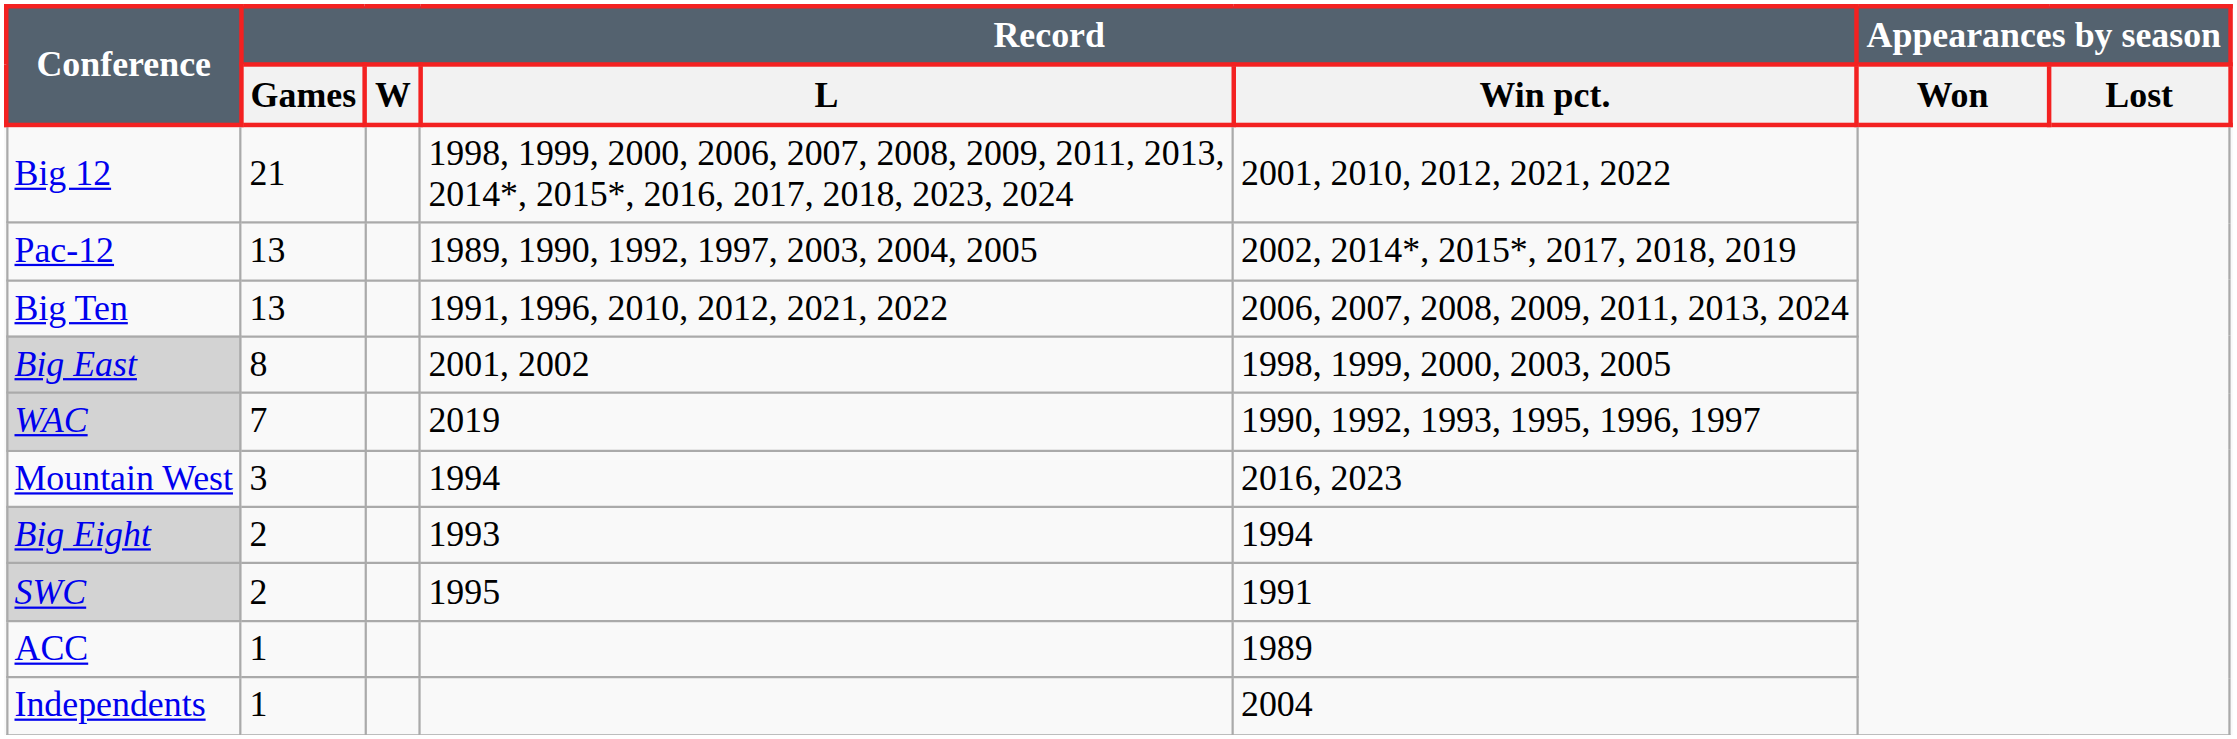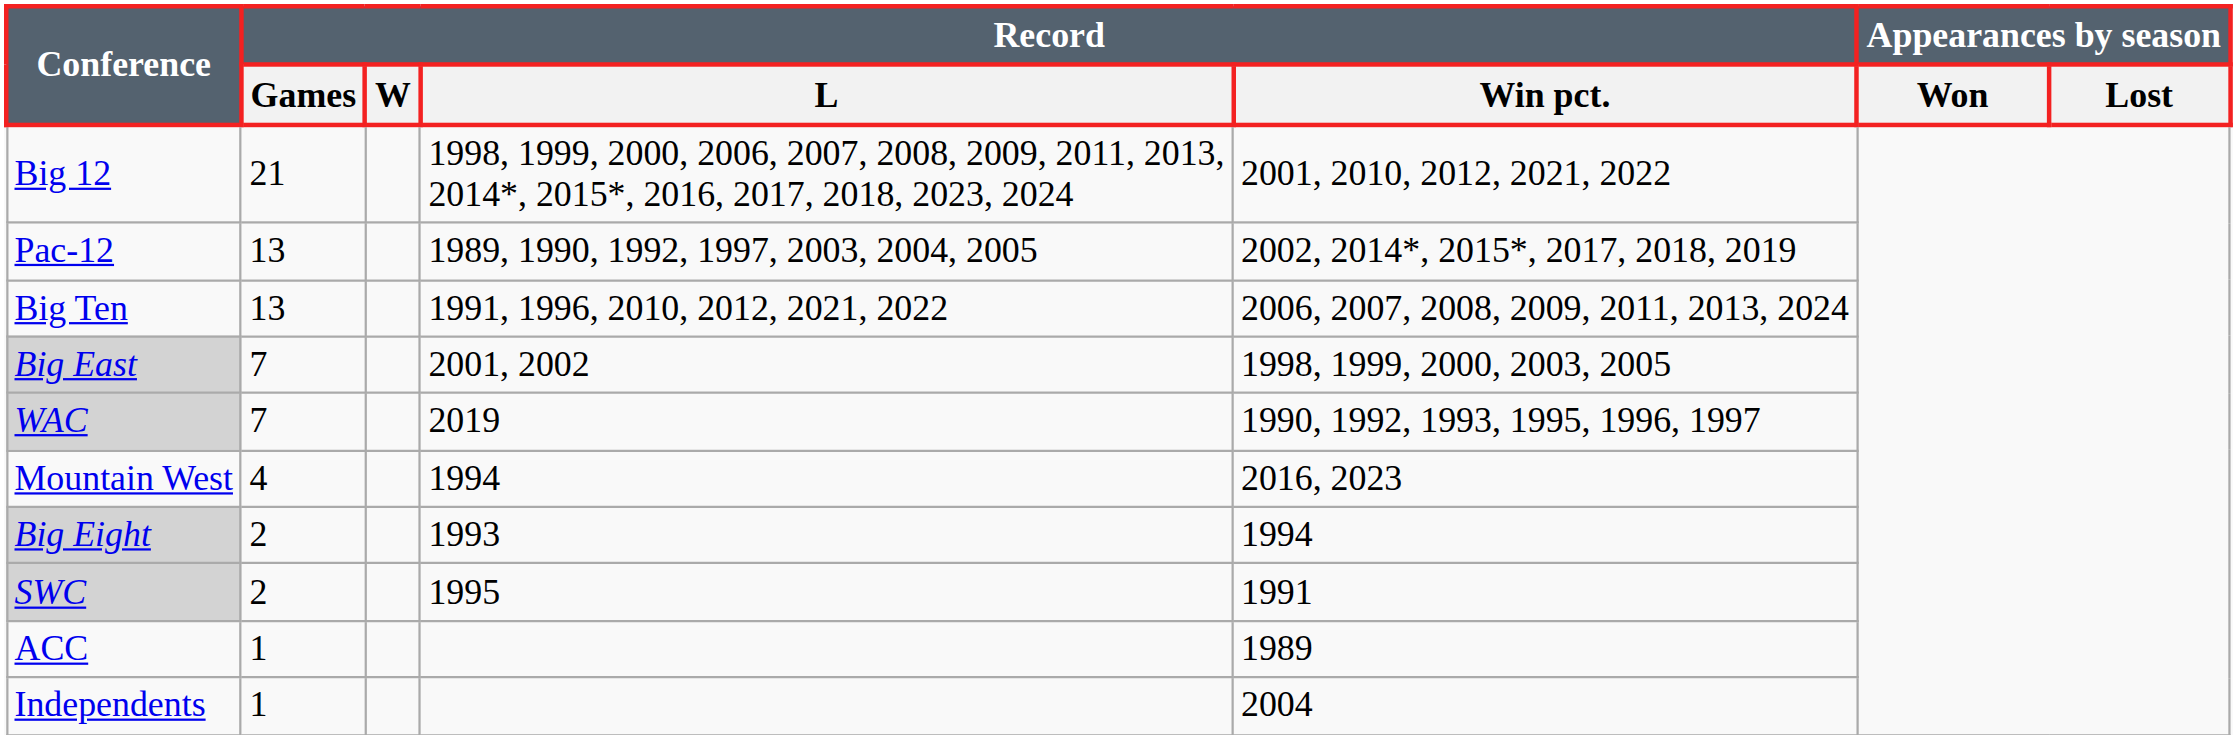(258, 364) 8 -> (258, 364) 7
(258, 477) 3 -> (258, 477) 4
